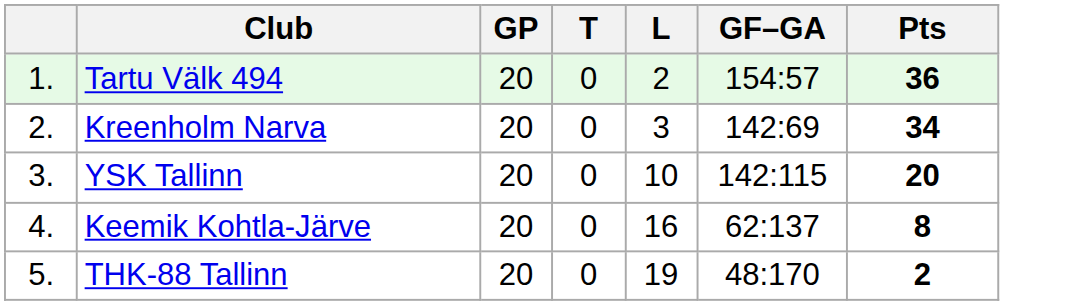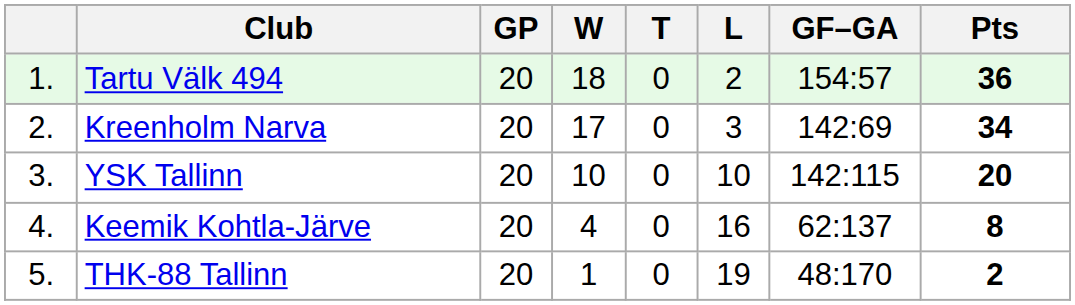+ column: (589, 29)
